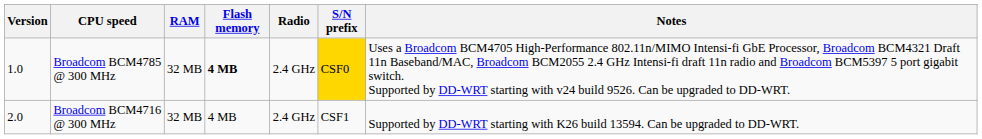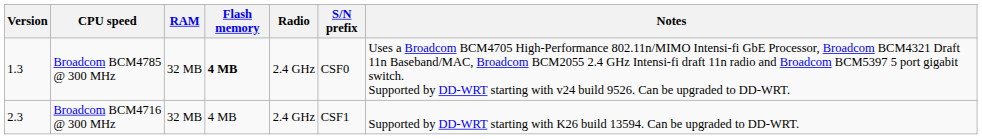(15, 69) 1.0 -> (15, 69) 1.3
(335, 69) gold background -> (335, 69) no background
(15, 117) 2.0 -> (15, 117) 2.3
